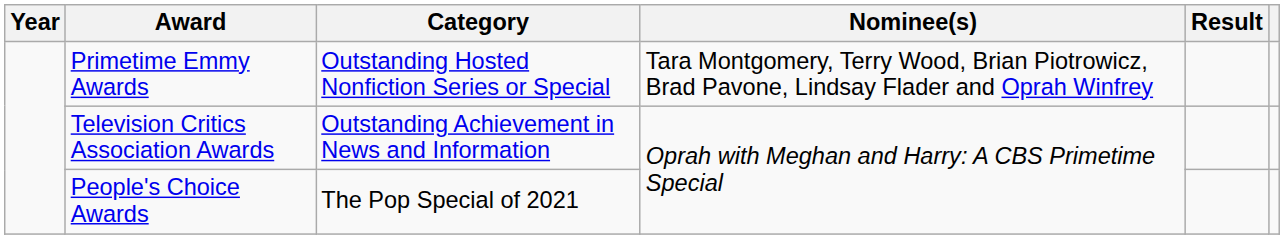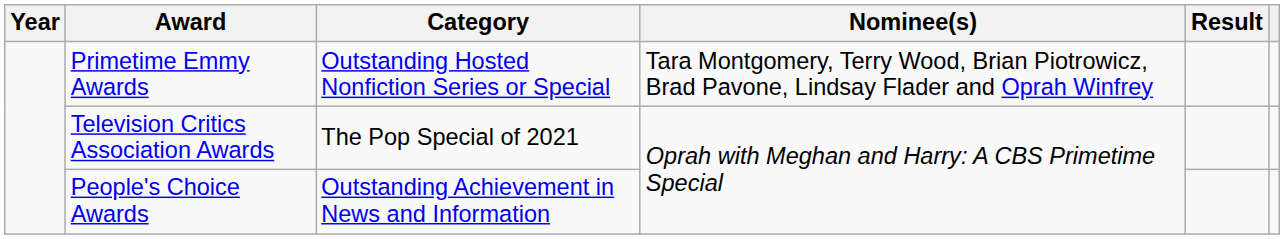(468, 137) Outstanding Achievement in News and Information -> (450, 137) The Pop Special of 2021
(450, 201) The Pop Special of 2021 -> (468, 201) Outstanding Achievement in News and Information
